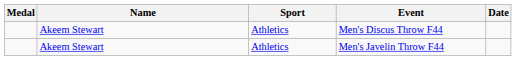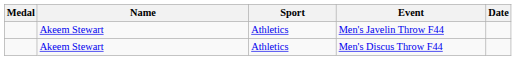rows swapped: (391, 30) <-> (391, 47)
